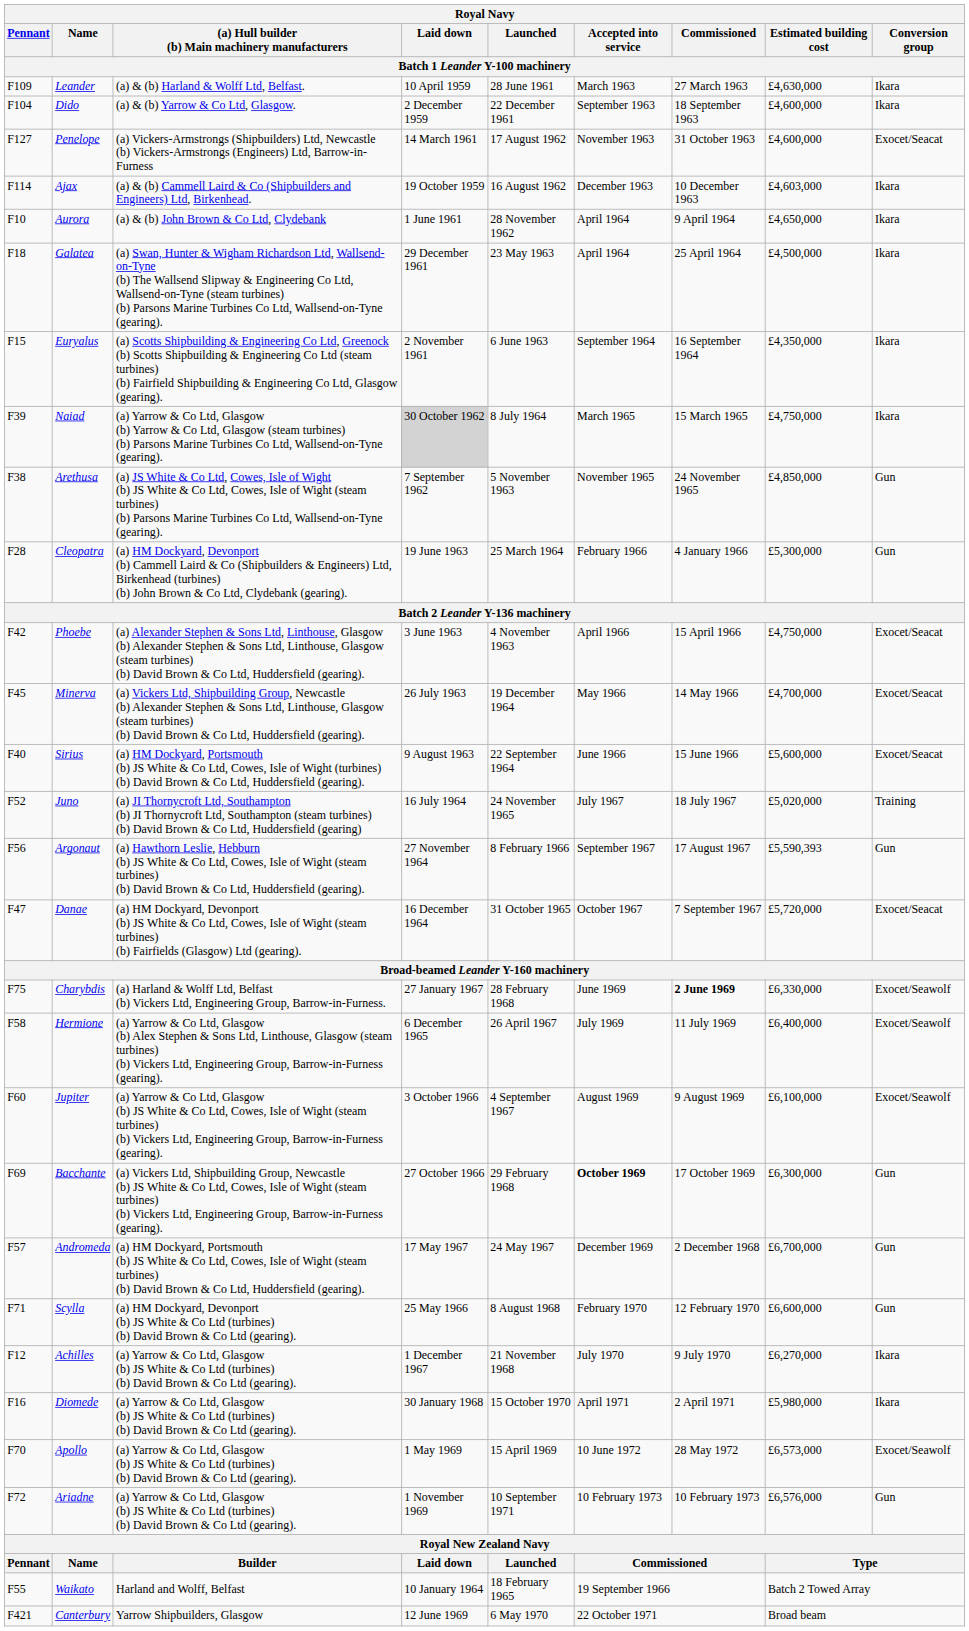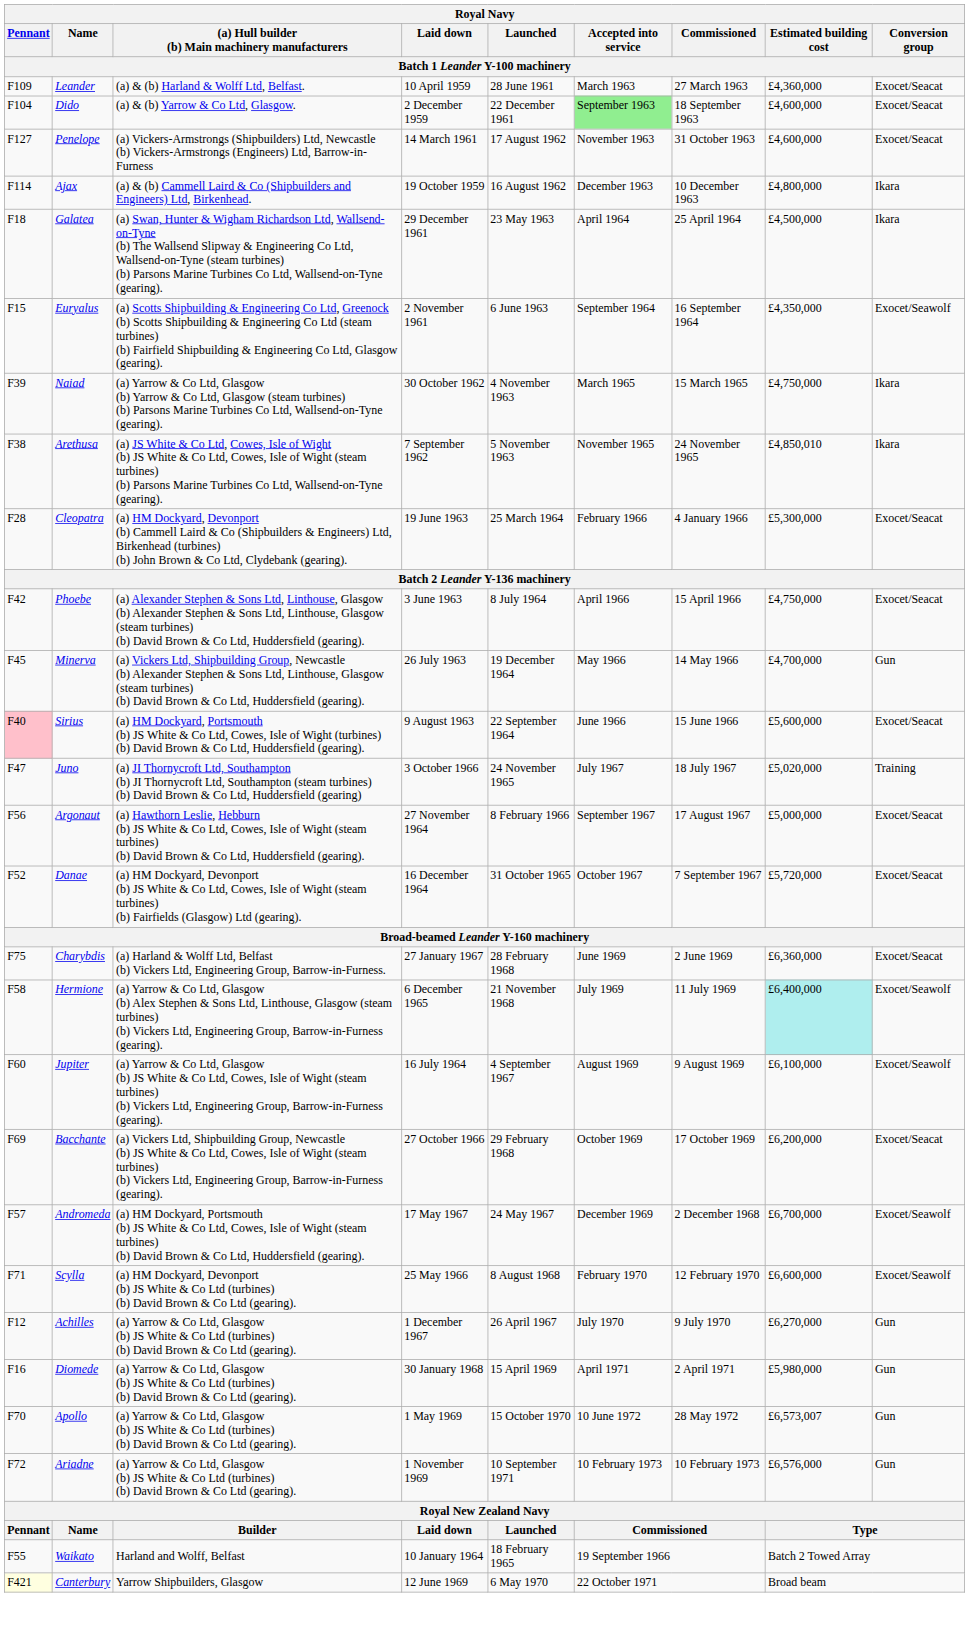(795, 85) £4,630,000 -> (795, 85) £4,360,000
(887, 85) Ikara -> (909, 85) Exocet/Seacat
(616, 105) no background -> (616, 105) lightgreen background
(887, 105) Ikara -> (909, 105) Exocet/Seacat
(795, 185) £4,603,000 -> (795, 185) £4,800,000
- row: (72, 218)
(887, 340) Ikara -> (913, 307) Exocet/Seawolf
(444, 415) lightgrey background -> (444, 382) no background
(518, 415) 8 July 1964 -> (520, 389) 4 November 1963
(795, 476) £4,850,000 -> (795, 443) £4,850,010
(885, 476) Gun -> (887, 443) Ikara
(885, 551) Gun -> (909, 518) Exocet/Seacat
(520, 638) 4 November 1963 -> (518, 598) 8 July 1964
(909, 692) Exocet/Seacat -> (885, 659) Gun
(16, 753) no background -> (16, 720) pink background
(16, 800) F52 -> (16, 767) F47
(435, 800) 16 July 1964 -> (441, 767) 3 October 1966
(795, 847) £5,590,393 -> (795, 814) £5,000,000
(885, 847) Gun -> (909, 814) Exocet/Seacat
(16, 908) F47 -> (16, 875) F52
(705, 989) bold -> (703, 956) normal
(795, 989) £6,330,000 -> (795, 956) £6,360,000
(913, 989) Exocet/Seawolf -> (909, 956) Exocet/Seacat
(524, 1022) 26 April 1967 -> (523, 996) 21 November 1968
(795, 1022) no background -> (795, 989) paleturquoise background
(441, 1097) 3 October 1966 -> (435, 1064) 16 July 1964
(611, 1172) bold -> (610, 1138) normal
(795, 1172) £6,300,000 -> (795, 1138) £6,200,000
(885, 1172) Gun -> (909, 1138) Exocet/Seacat
(885, 1247) Gun -> (913, 1213) Exocet/Seawolf
(885, 1307) Gun -> (913, 1274) Exocet/Seawolf
(523, 1362) 21 November 1968 -> (524, 1321) 26 April 1967
(887, 1355) Ikara -> (885, 1321) Gun
(530, 1402) 15 October 1970 -> (524, 1368) 15 April 1969
(887, 1402) Ikara -> (885, 1368) Gun
(524, 1449) 15 April 1969 -> (530, 1416) 15 October 1970
(795, 1449) £6,573,000 -> (795, 1416) £6,573,007
(913, 1449) Exocet/Seawolf -> (885, 1416) Gun
(19, 1615) no background -> (19, 1582) lightyellow background
